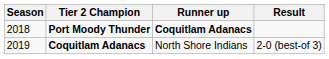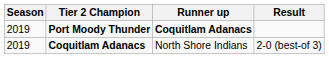(18, 29) 2018 -> (18, 29) 2019
